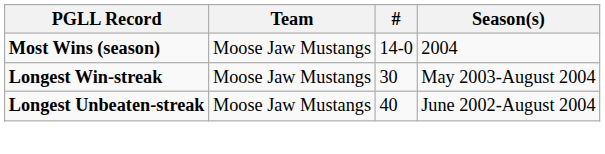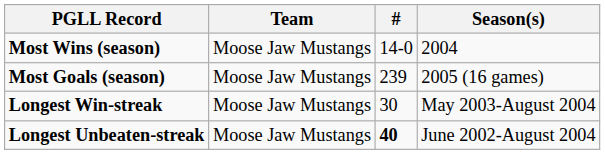+ row: (87, 76)
(389, 105) normal -> (389, 134) bold
